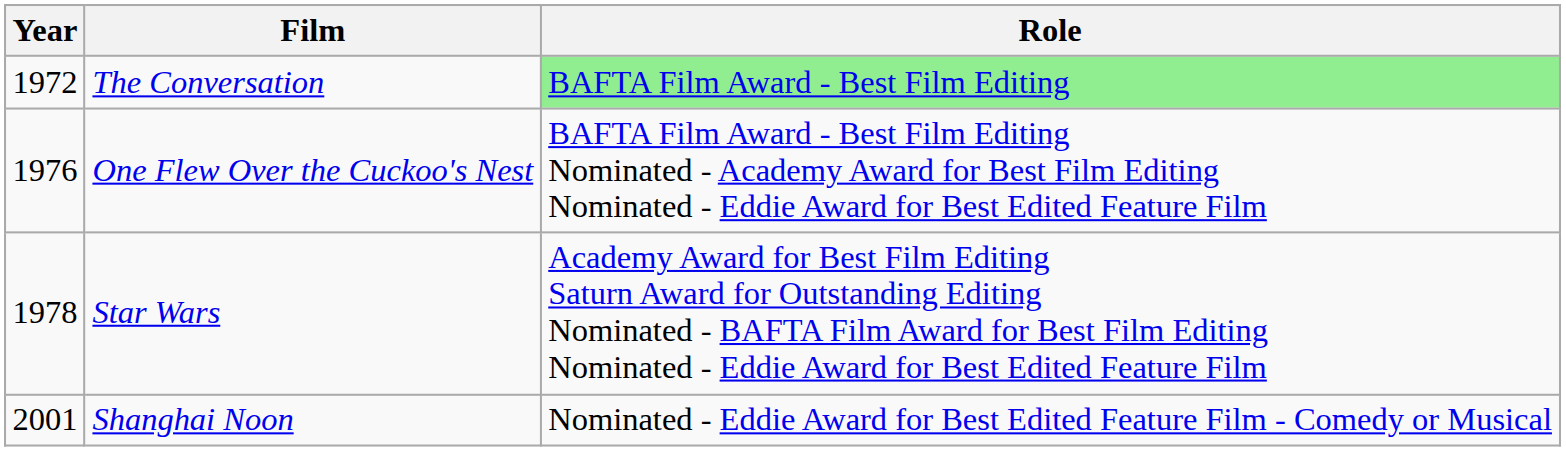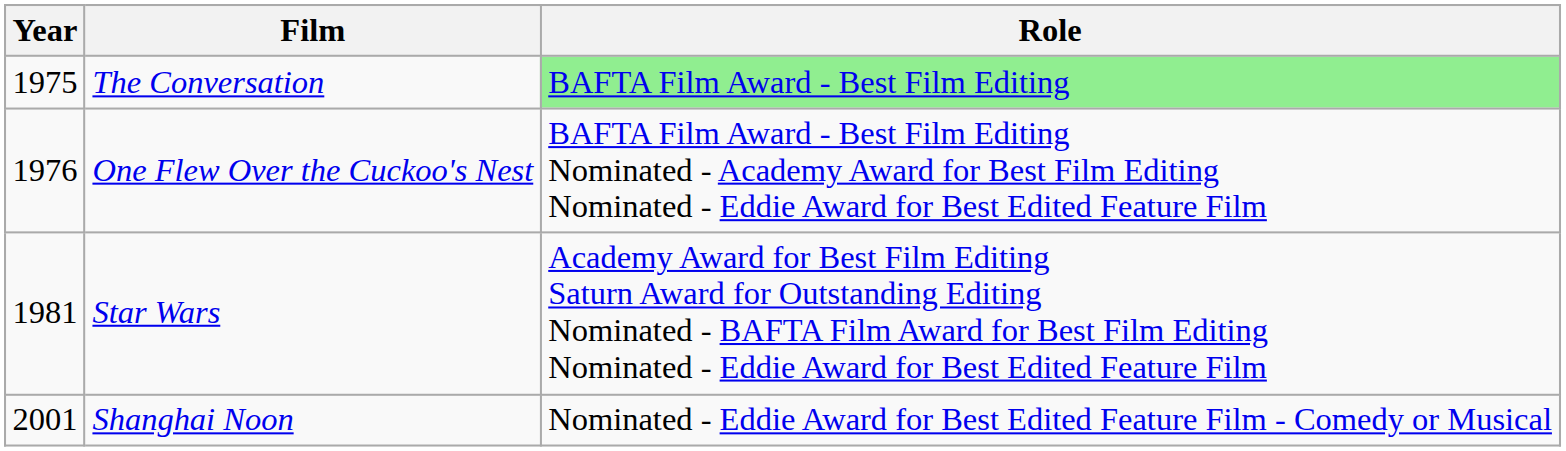(45, 81) 1972 -> (45, 81) 1975
(45, 312) 1978 -> (45, 312) 1981
